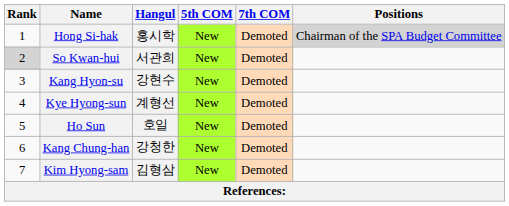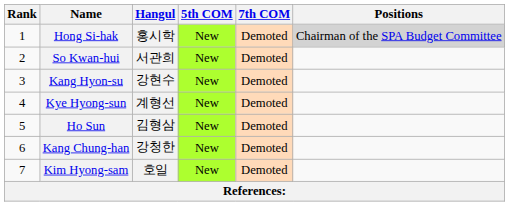(22, 58) lightgrey background -> (22, 58) no background
(155, 125) 호일 -> (155, 125) 김형삼
(155, 169) 김형삼 -> (155, 169) 호일
